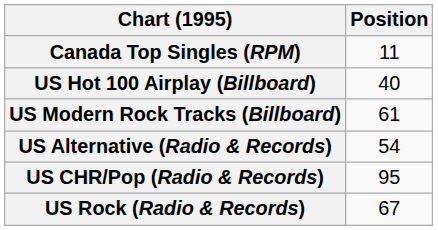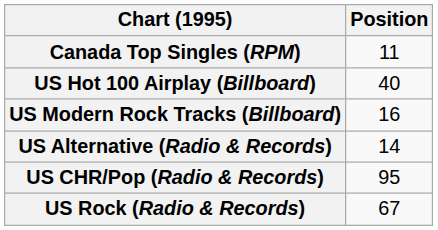(389, 114) 61 -> (389, 114) 16
(389, 146) 54 -> (389, 146) 14
